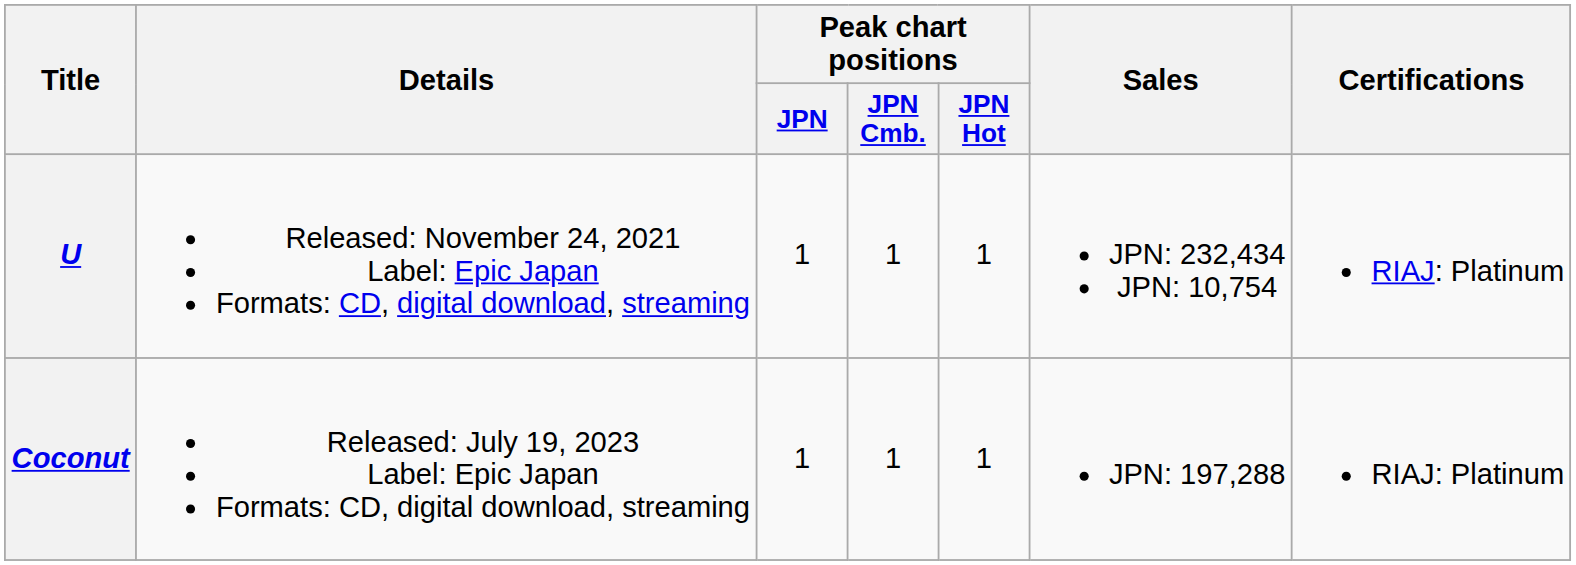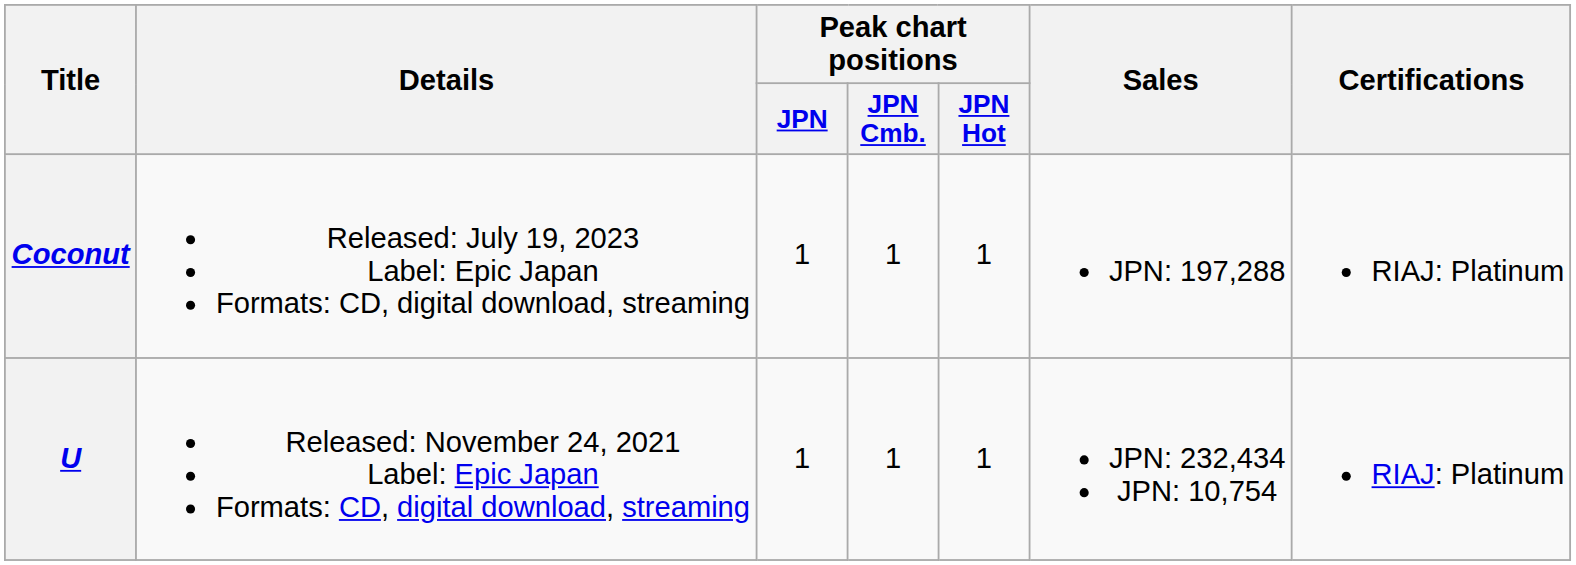rows swapped: (71, 255) <-> (71, 458)
